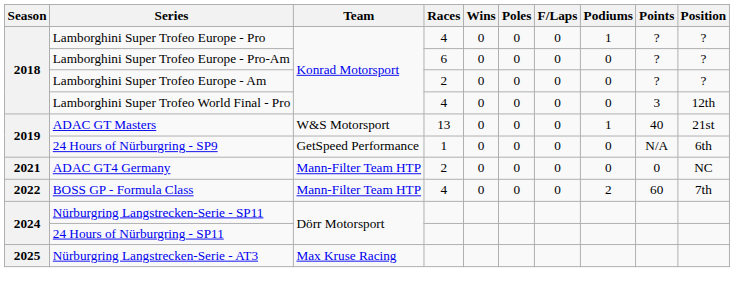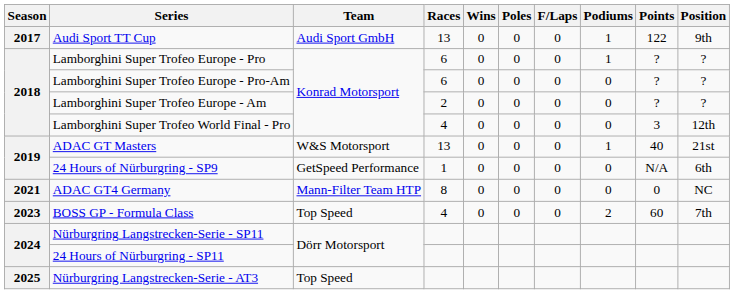+ row: (104, 37)
(444, 37) 4 -> (444, 59) 6
(444, 168) 2 -> (444, 190) 8
(27, 190) 2022 -> (27, 212) 2023
(359, 190) Mann-Filter Team HTP -> (325, 212) Top Speed
(346, 256) Max Kruse Racing -> (325, 278) Top Speed
